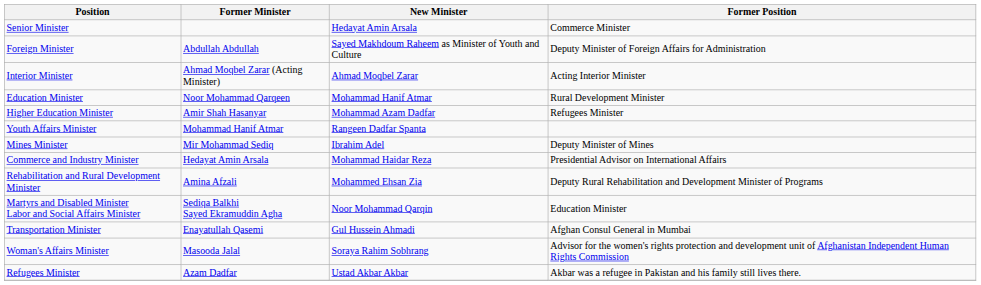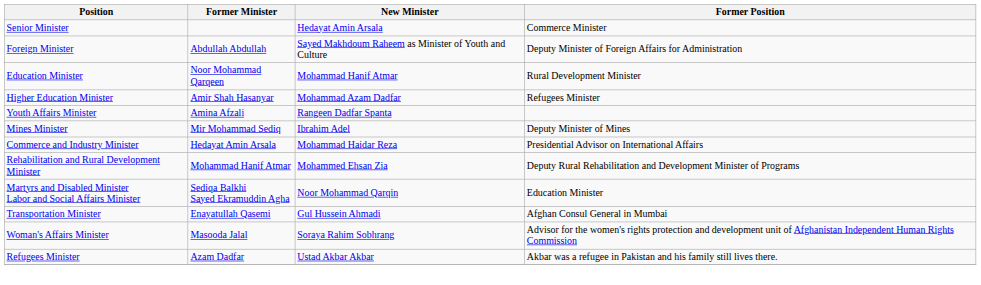- row: (40, 76)
(233, 129) Mohammad Hanif Atmar -> (217, 113) Amina Afzali
(210, 181) Amina Afzali -> (241, 166) Mohammad Hanif Atmar
